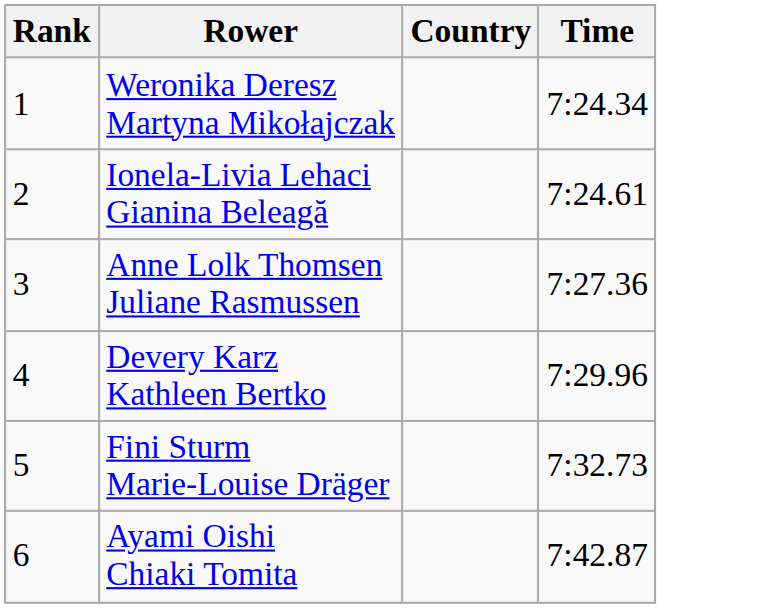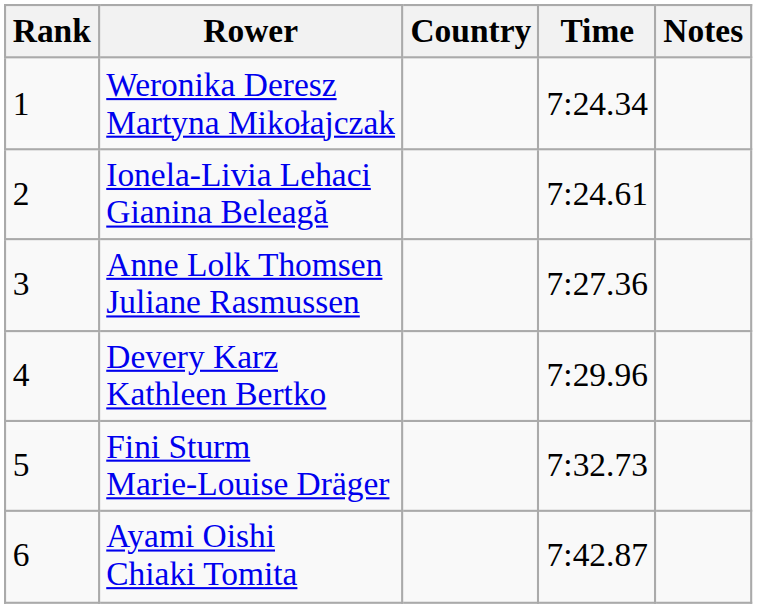+ column: (703, 31)
